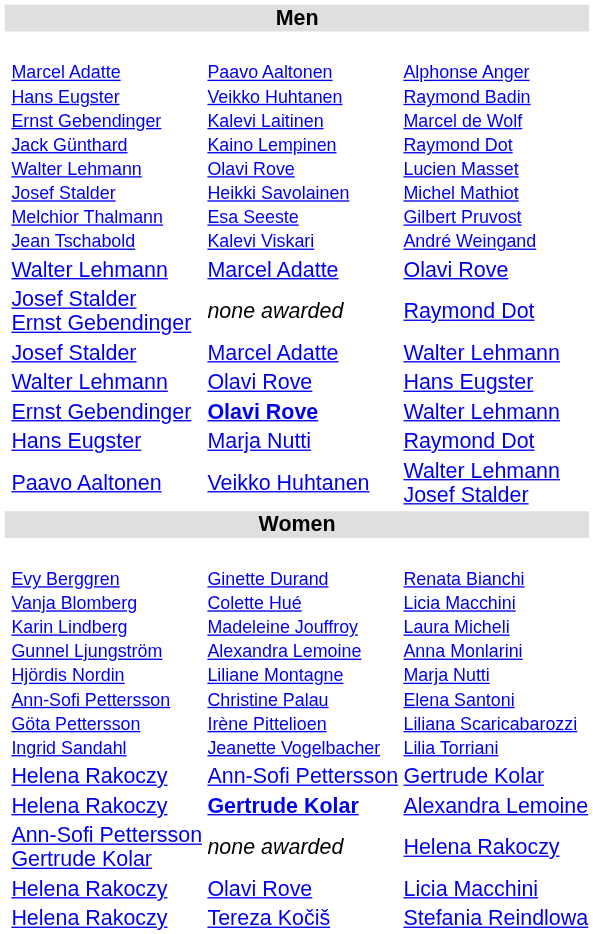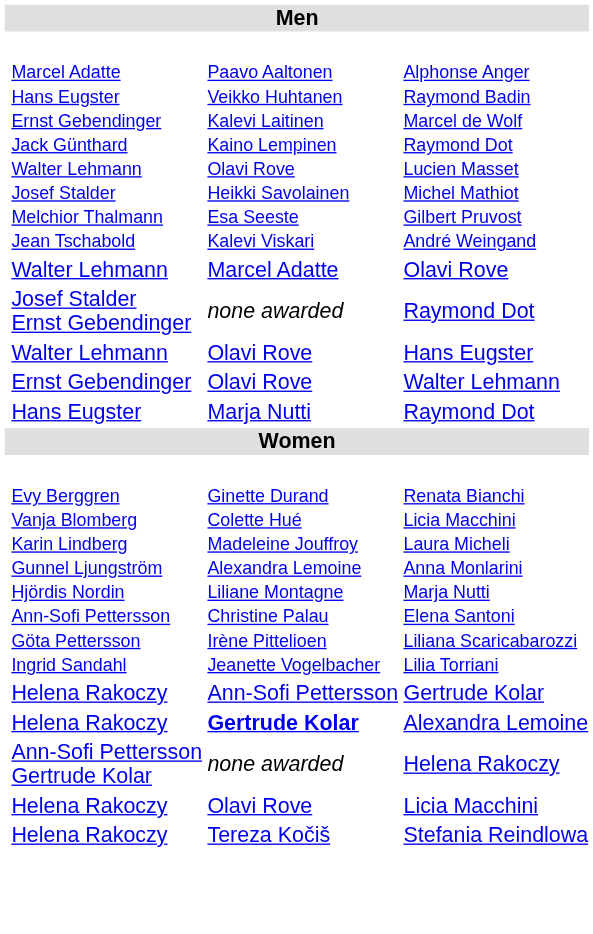- row: (74, 352)
(263, 411) bold -> (260, 382) normal
- row: (86, 482)
